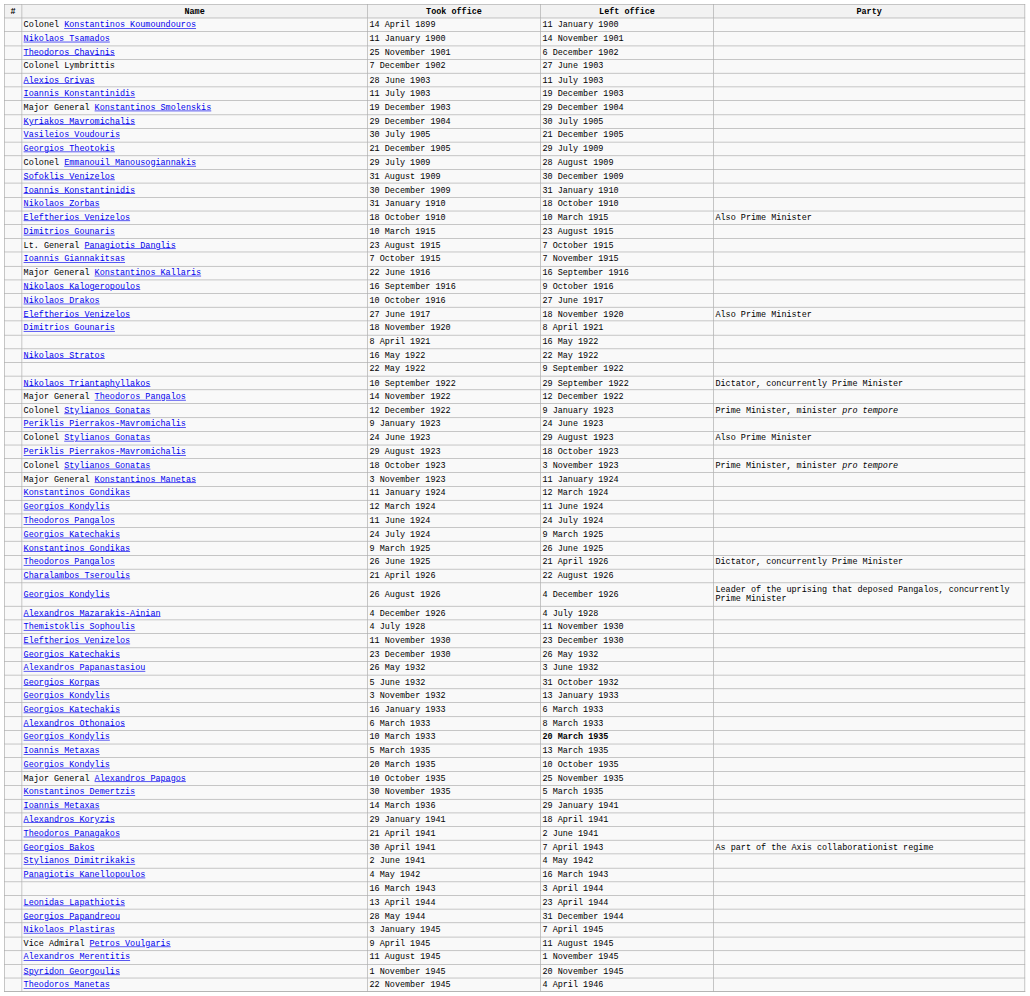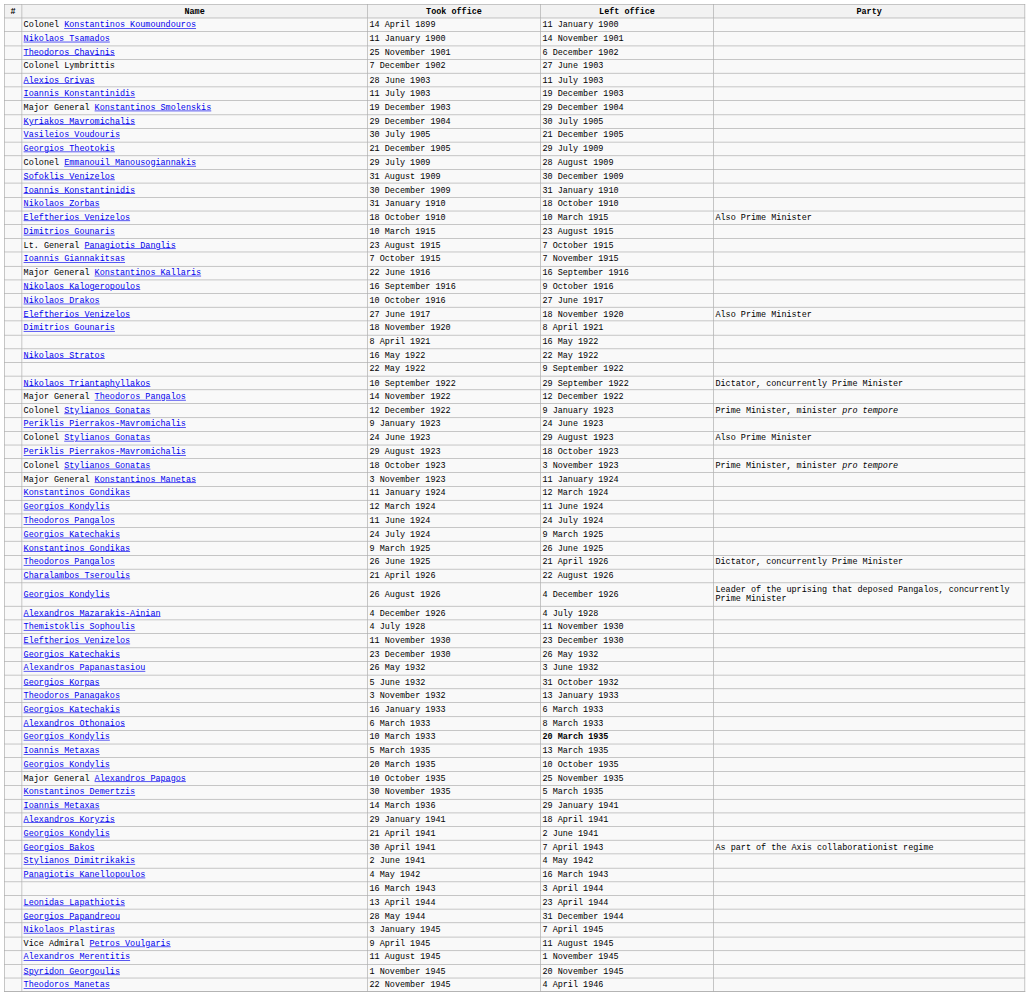(67, 696) Georgios Kondylis -> (72, 696) Theodoros Panagakos
(72, 834) Theodoros Panagakos -> (67, 834) Georgios Kondylis
